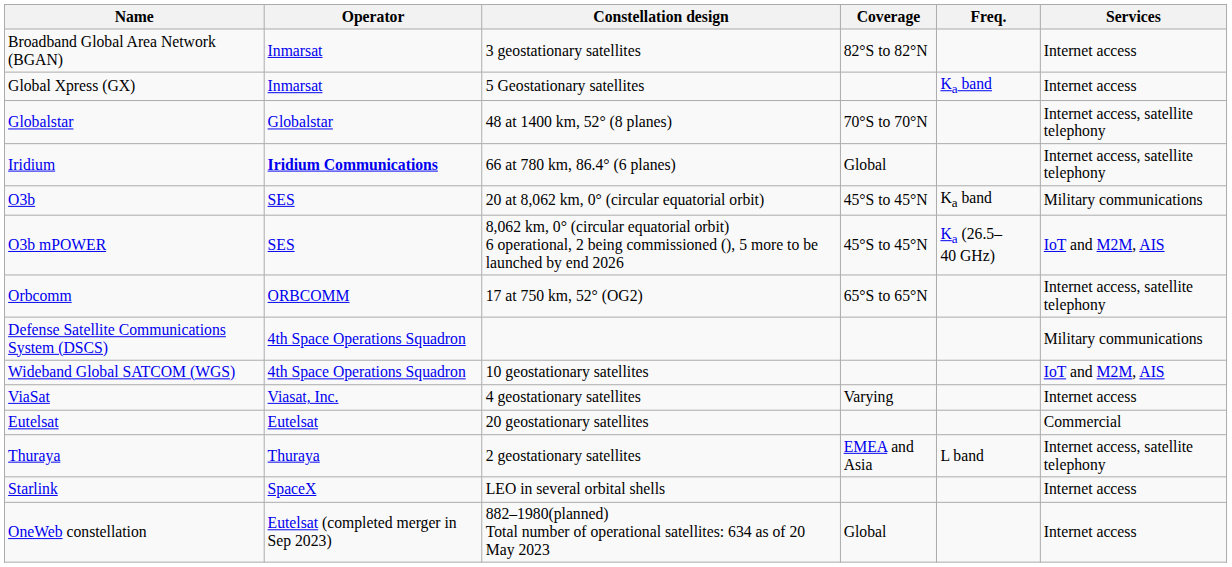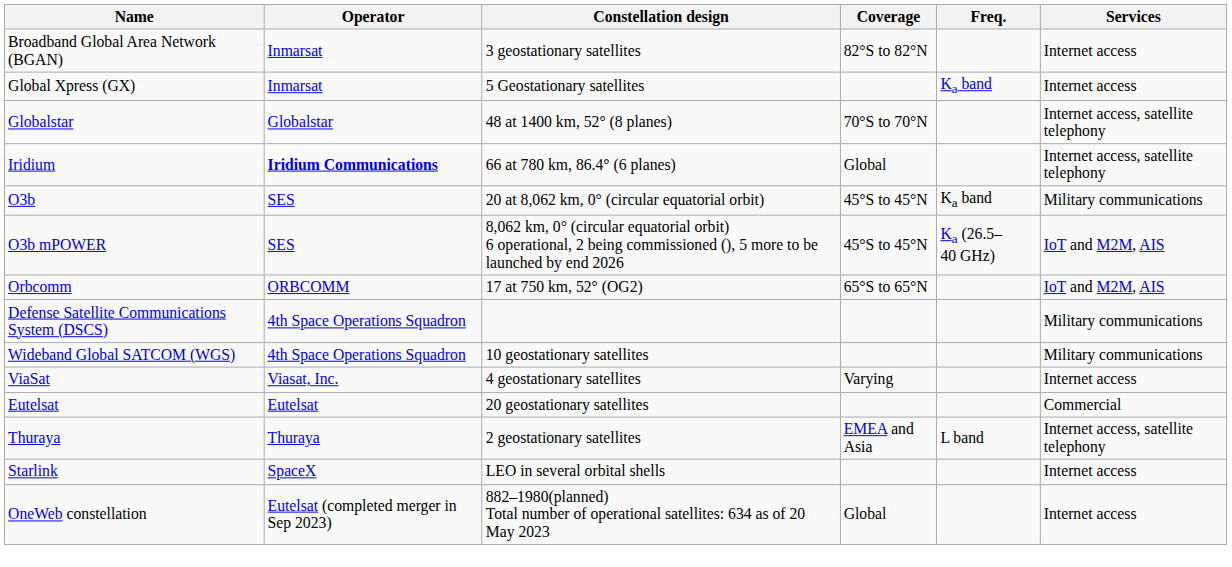(1118, 296) Internet access, satellite telephony -> (1104, 287) IoT and M2M, AIS
(1104, 372) IoT and M2M, AIS -> (1123, 354) Military communications
